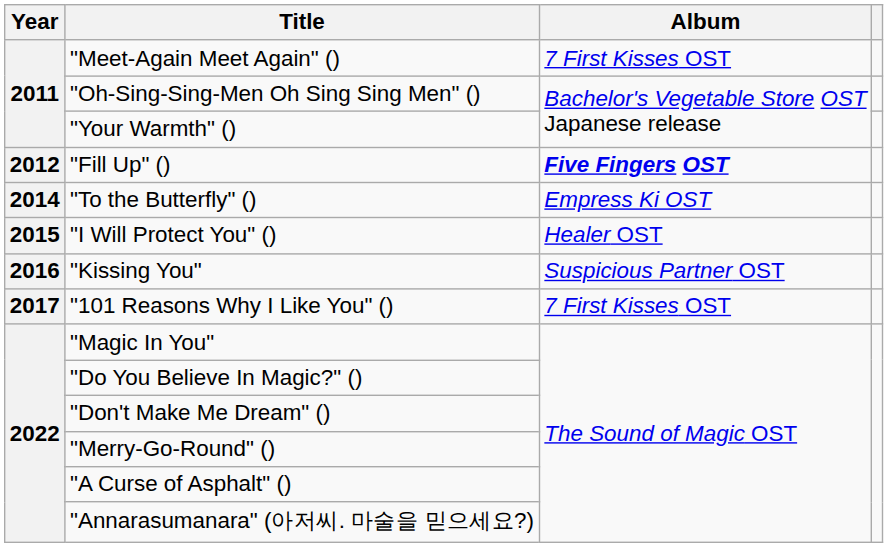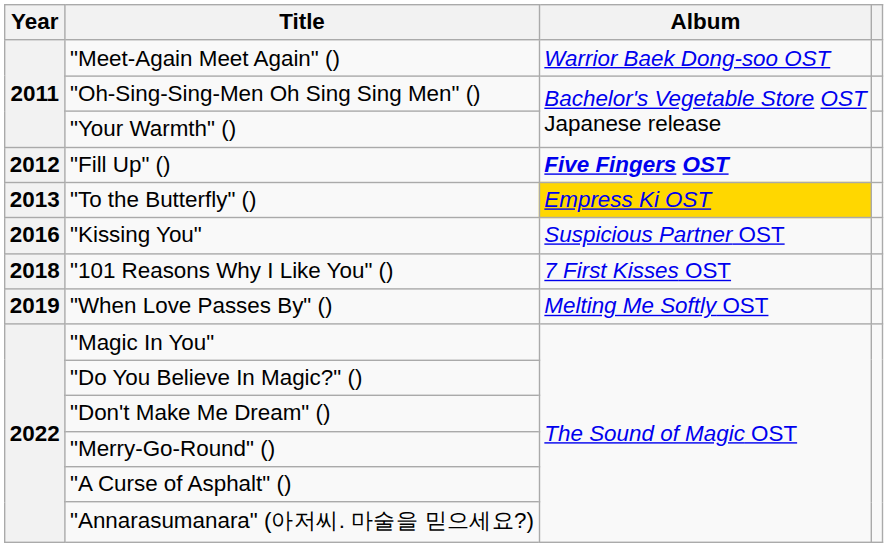(638, 57) 7 First Kisses OST -> (687, 57) Warrior Baek Dong-soo OST
(35, 199) 2014 -> (35, 199) 2013
(628, 199) no background -> (628, 199) gold background
- row: (173, 235)
(35, 306) 2017 -> (35, 270) 2018
+ row: (201, 306)
